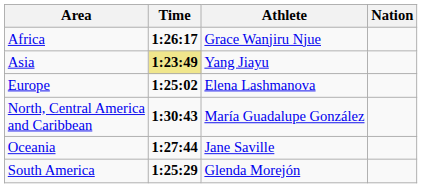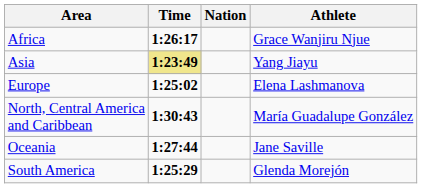columns swapped: (284, 16) <-> (392, 16)
